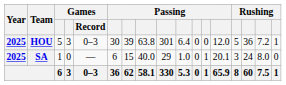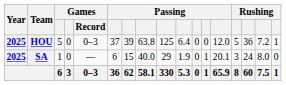(69, 42) 3 -> (69, 42) 0
(115, 42) 30 -> (115, 42) 37
(166, 42) 301 -> (166, 42) 125
(184, 57) 1.0 -> (184, 57) 1.9
